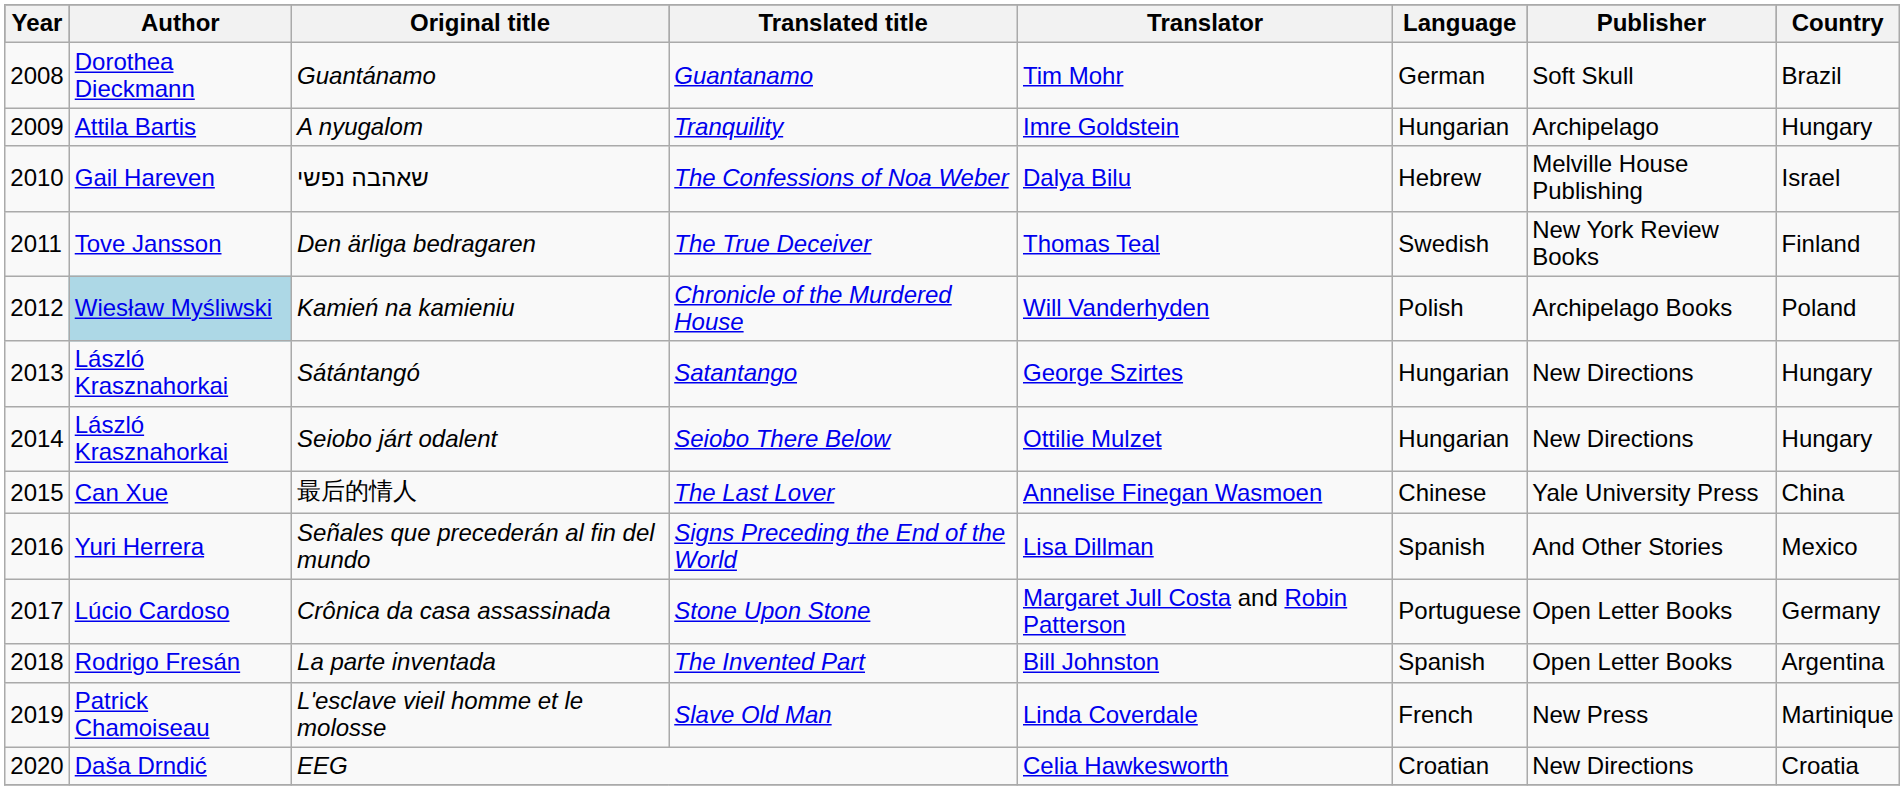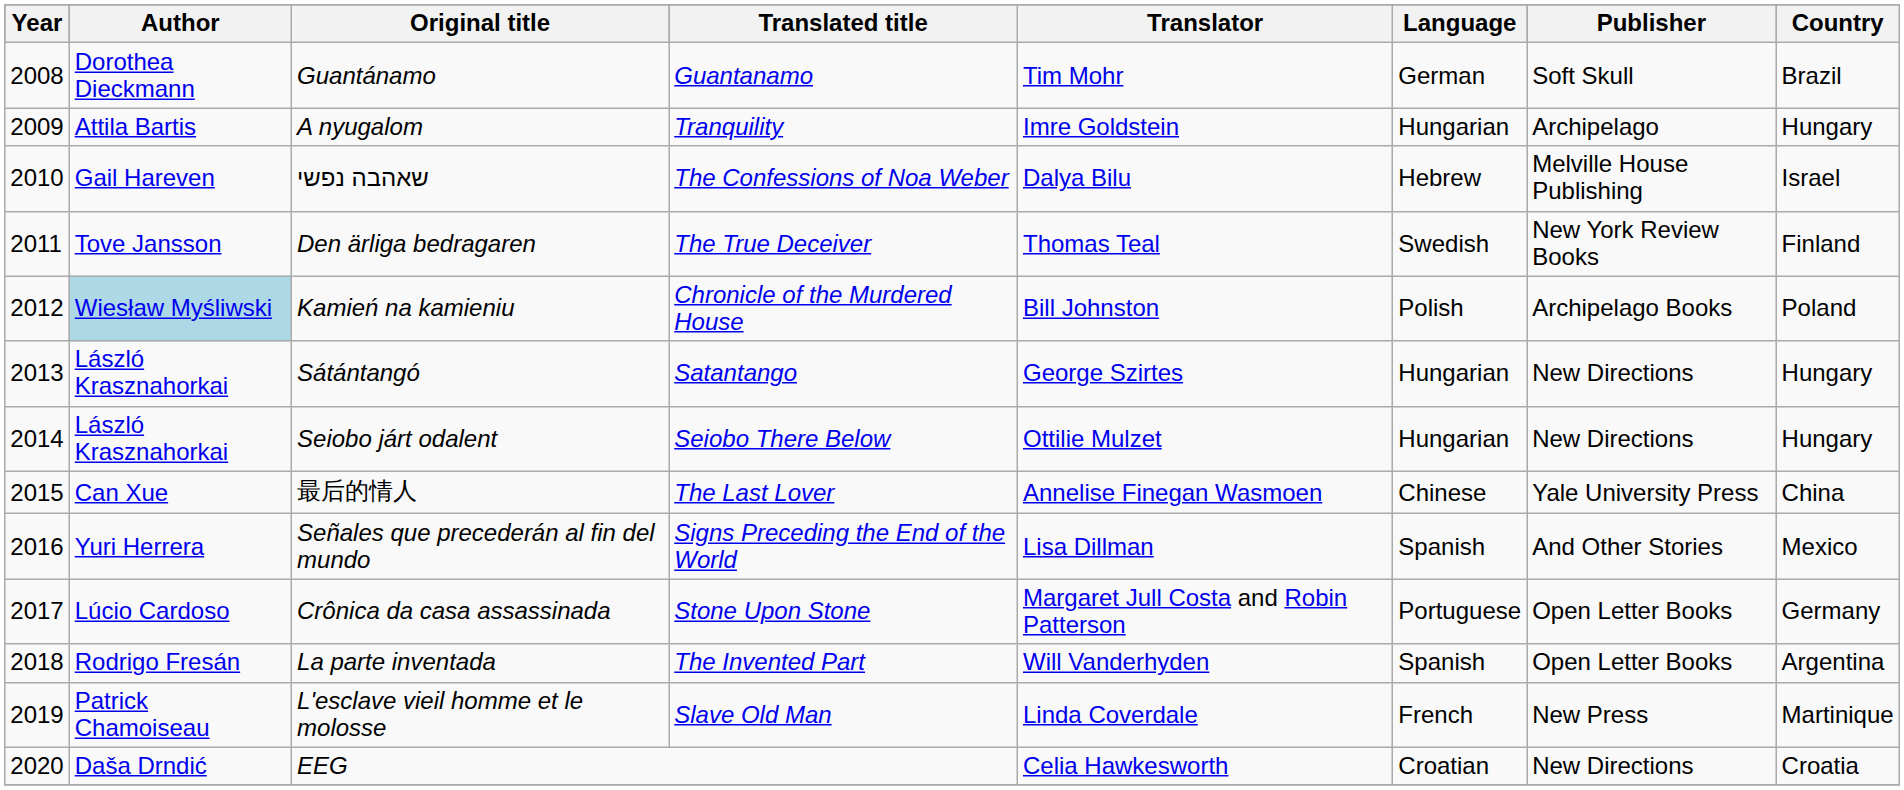(1116, 308) Will Vanderhyden -> (1091, 308) Bill Johnston
(1091, 662) Bill Johnston -> (1116, 662) Will Vanderhyden
